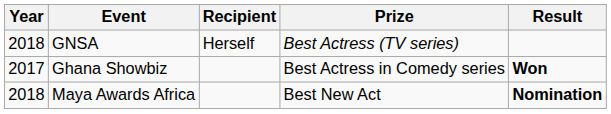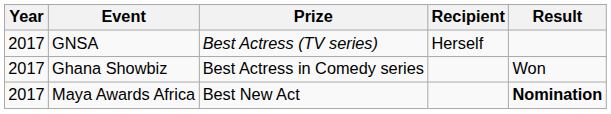columns swapped: (394, 17) <-> (239, 17)
(26, 43) 2018 -> (26, 43) 2017
(530, 69) bold -> (529, 69) normal
(26, 95) 2018 -> (26, 95) 2017
